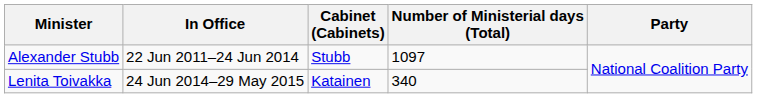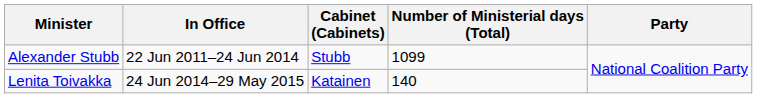(408, 57) 1097 -> (408, 57) 1099
(404, 81) 340 -> (404, 81) 140
